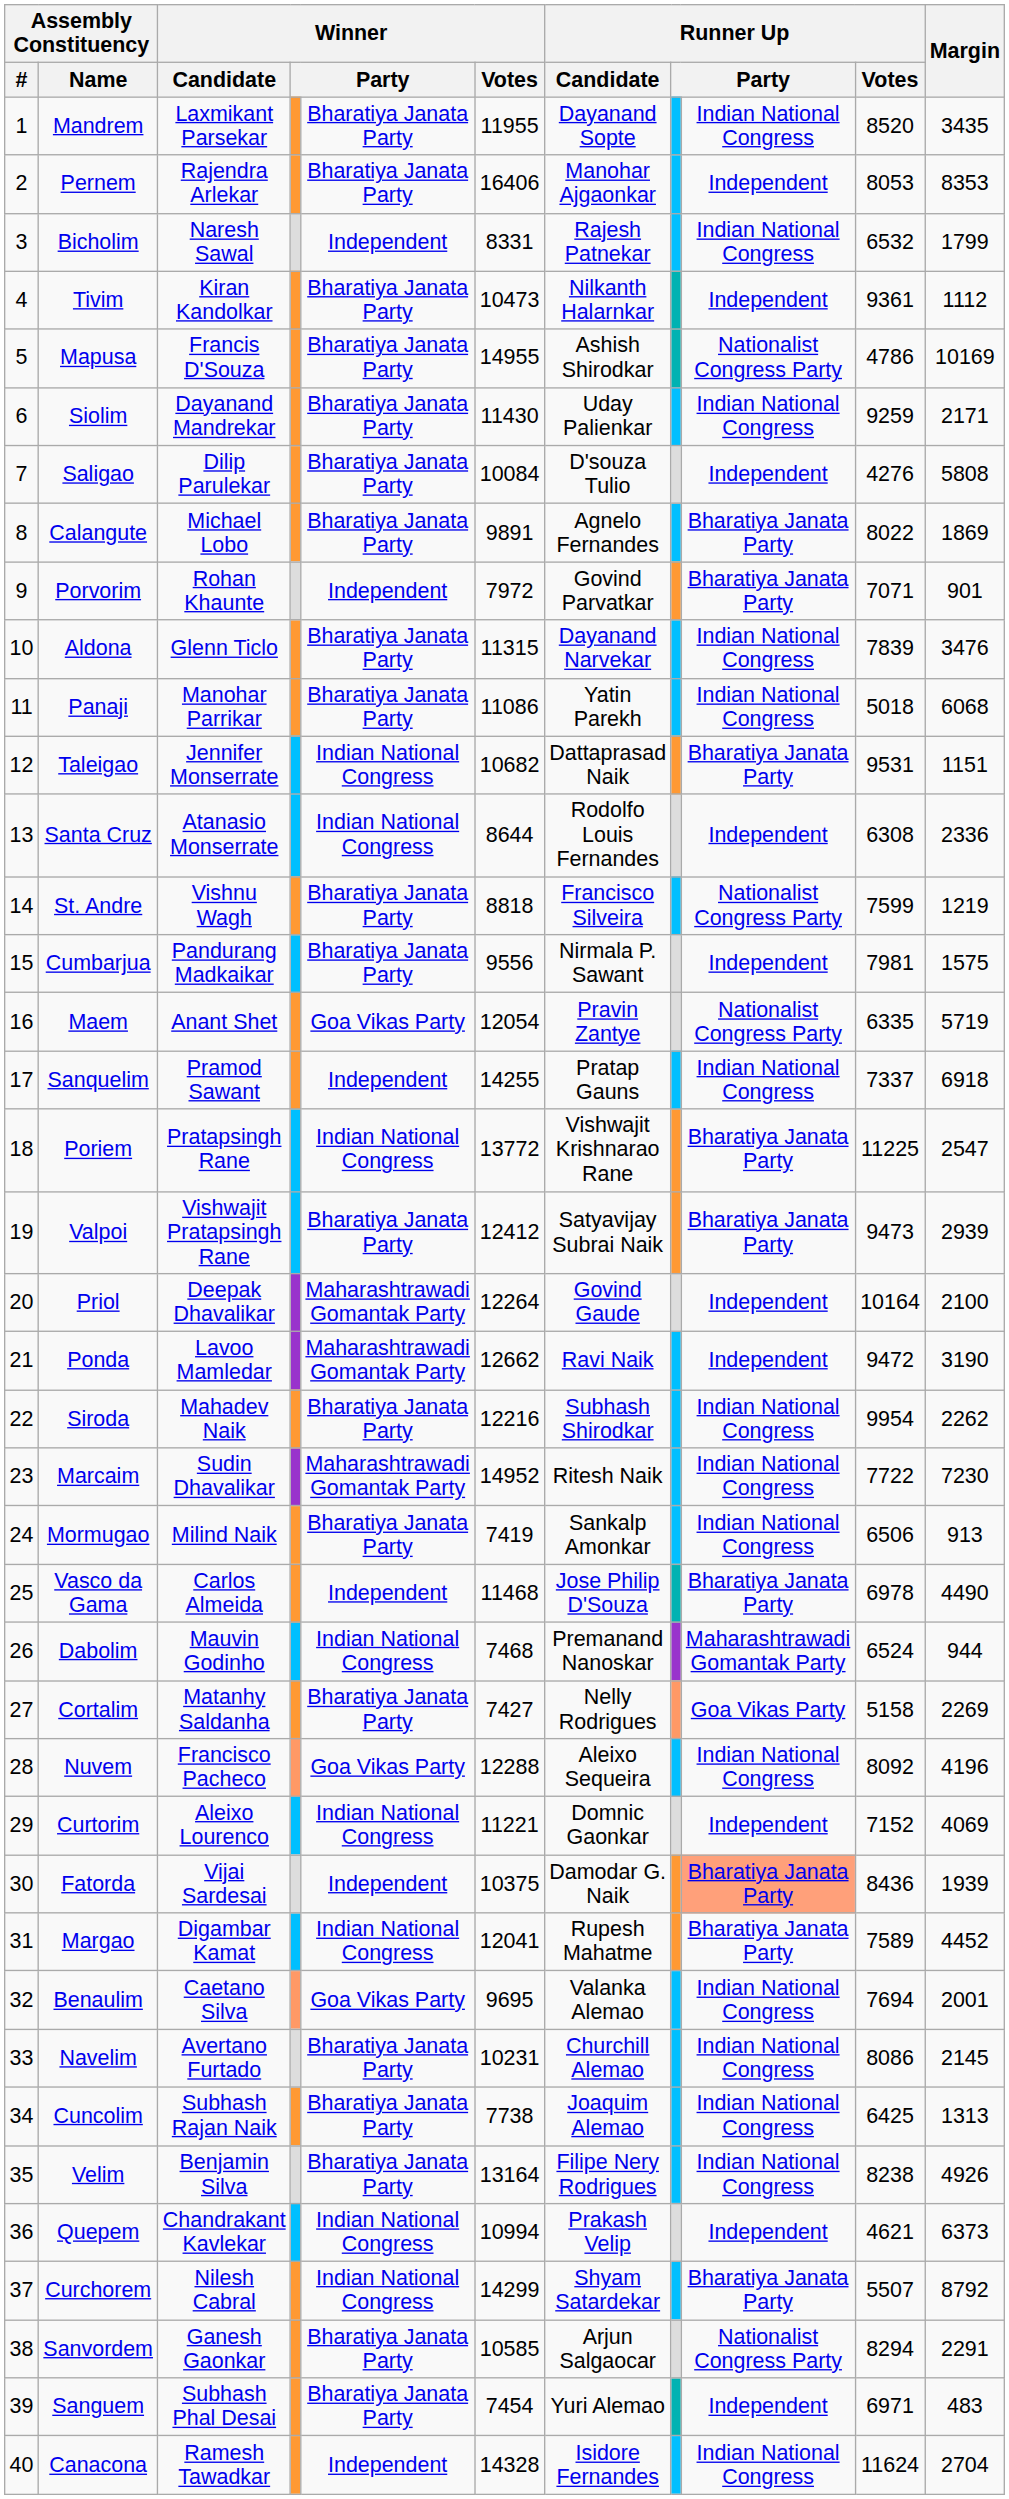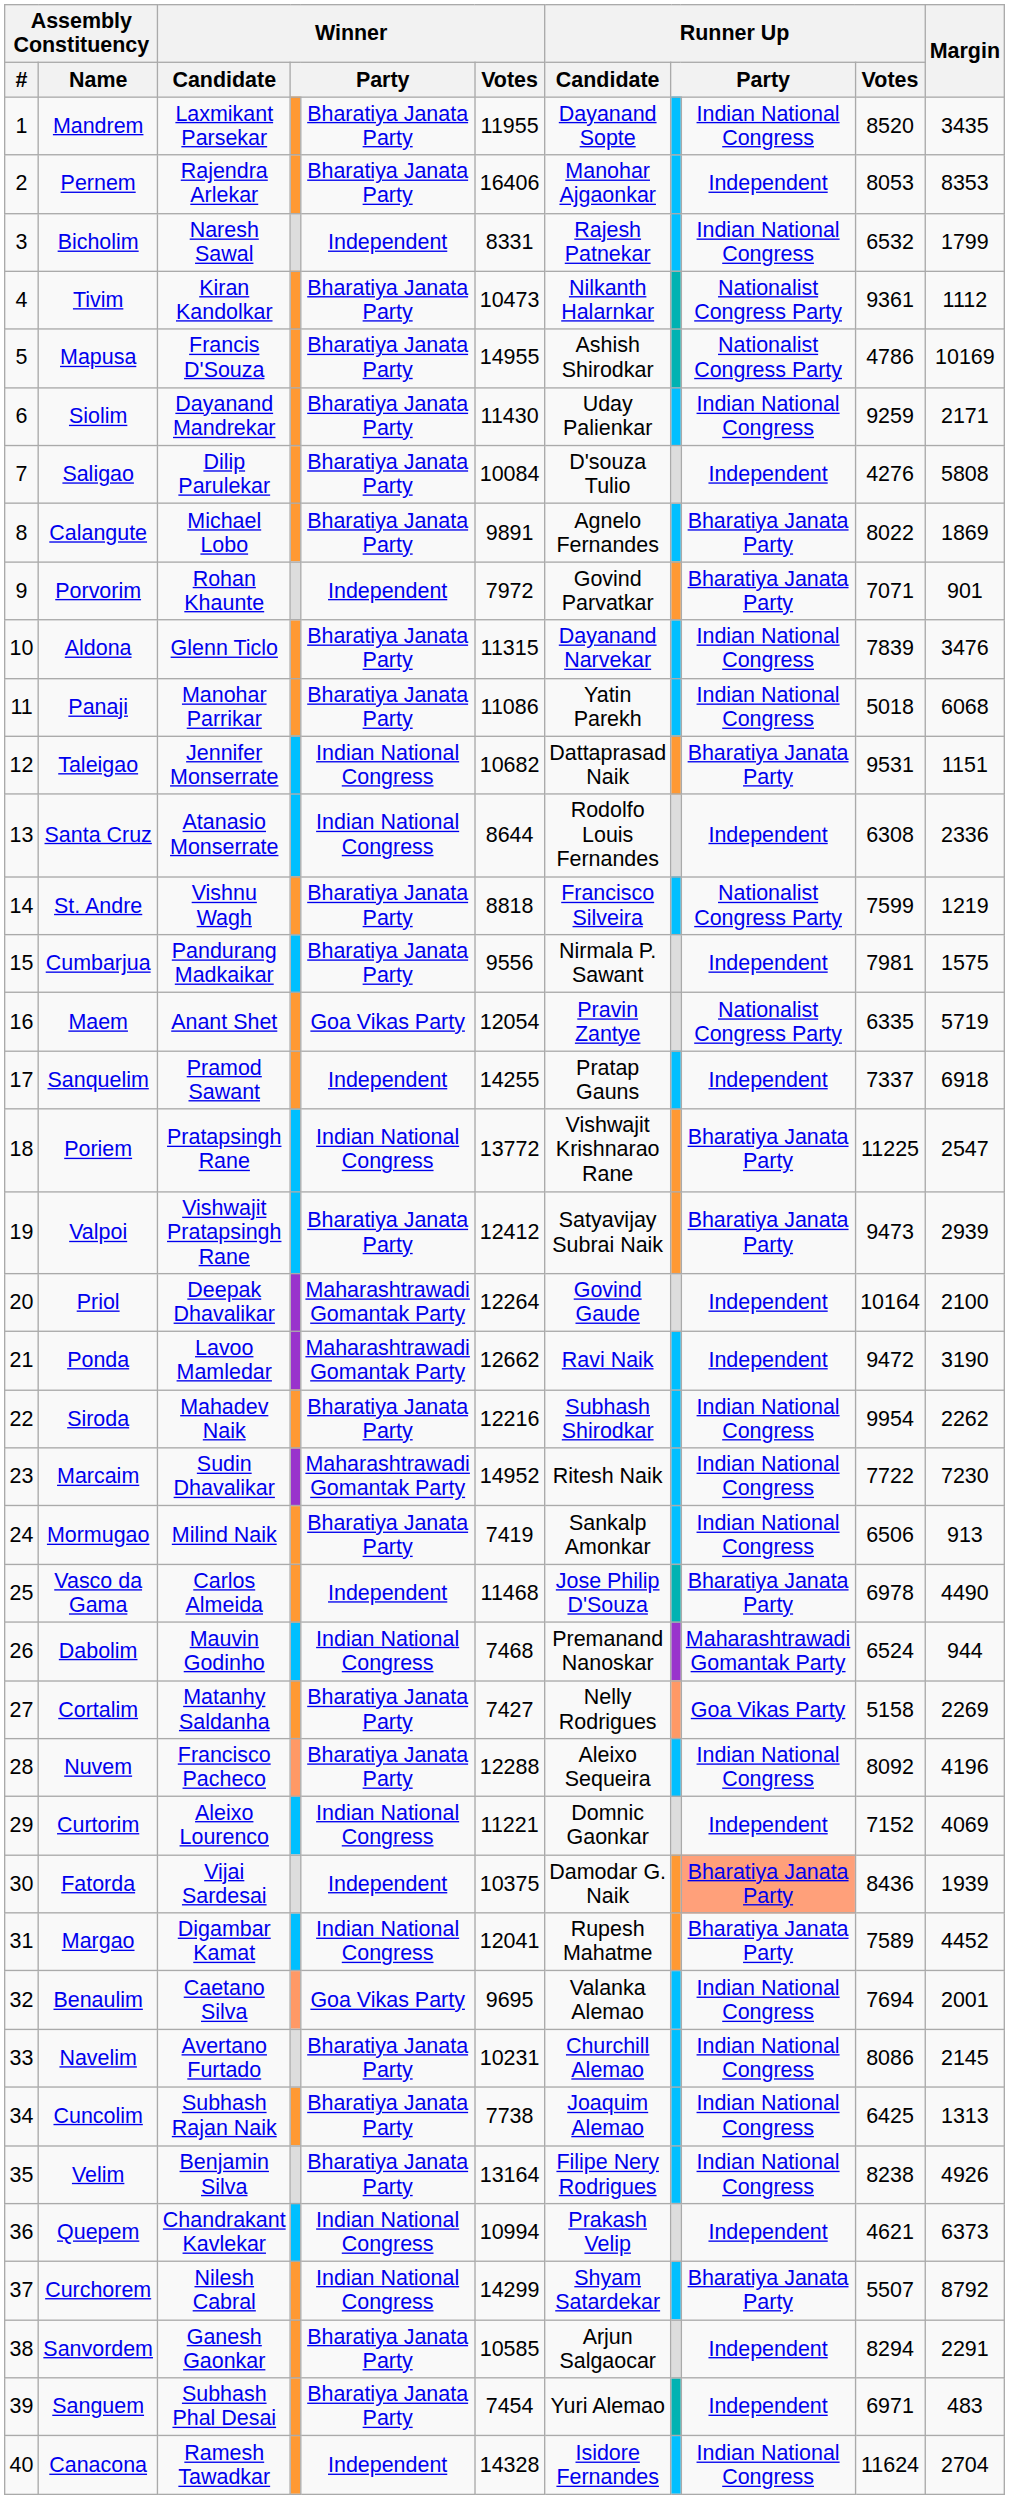(768, 300) Independent -> (768, 300) Nationalist Congress Party
(768, 1079) Indian National Congress -> (768, 1079) Independent
(388, 1767) Goa Vikas Party -> (388, 1767) Bharatiya Janata Party
(768, 2348) Nationalist Congress Party -> (768, 2348) Independent
